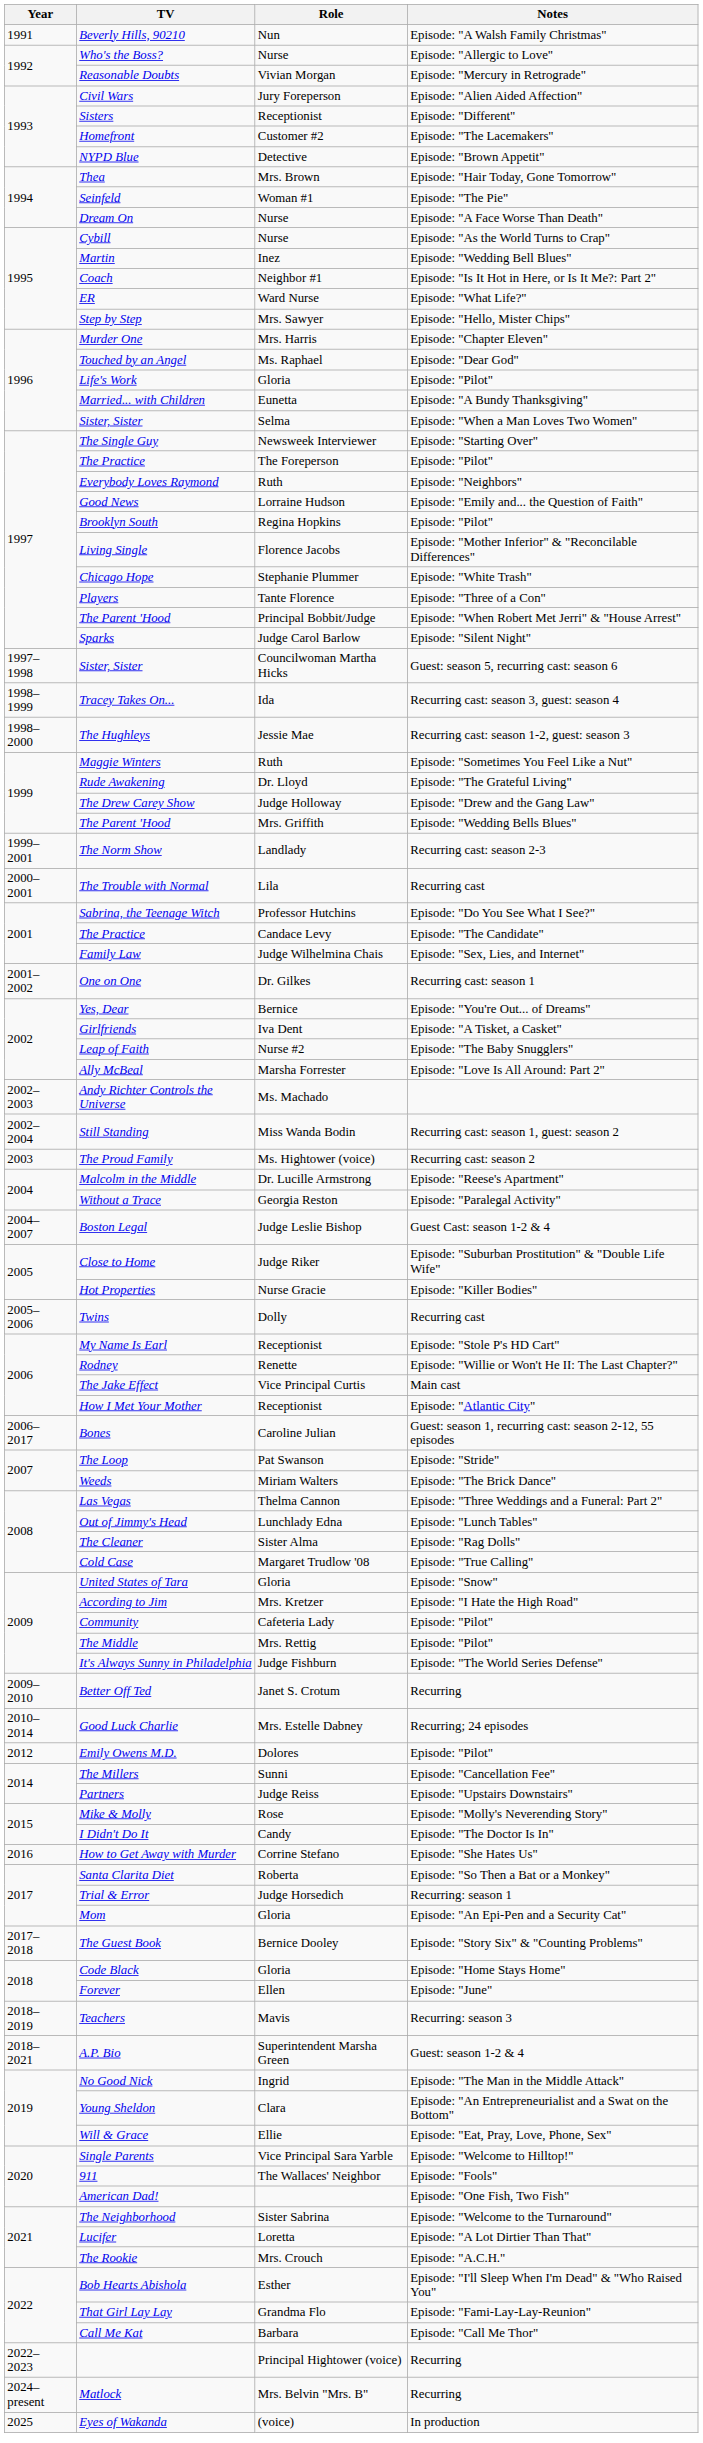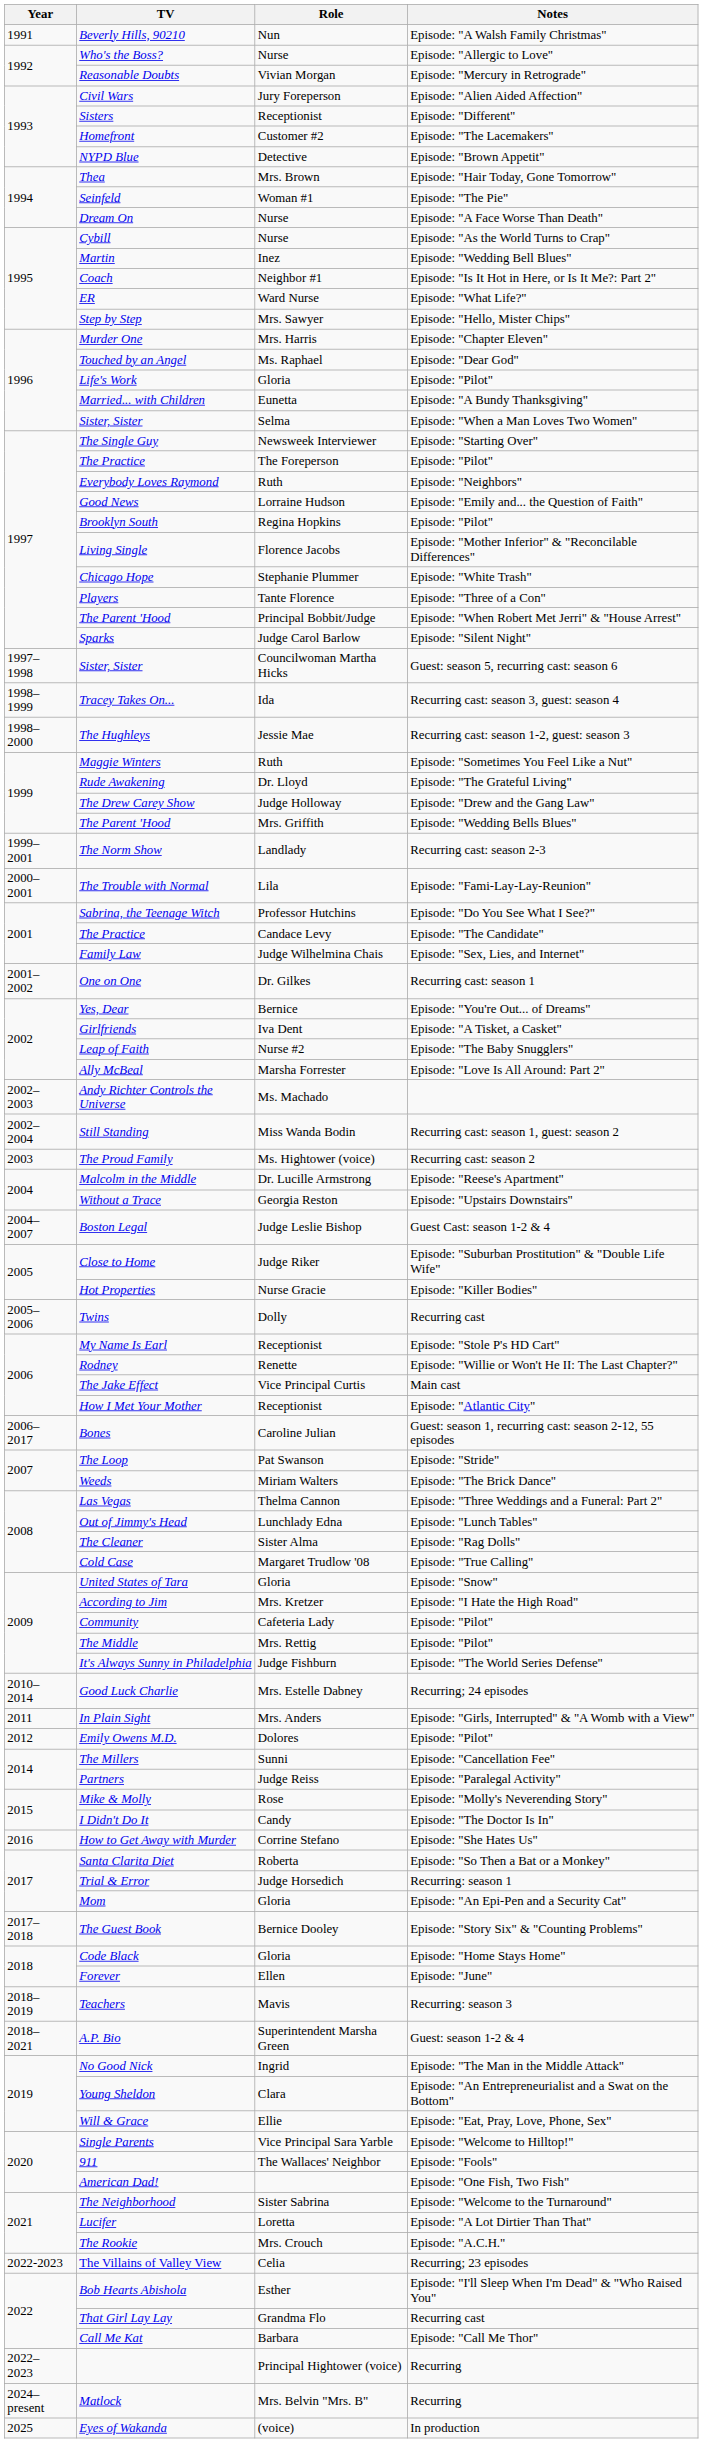(447, 885) Recurring cast -> (501, 885) Episode: "Fami-Lay-Lay-Reunion"
(485, 1199) Episode: "Paralegal Activity" -> (492, 1199) Episode: "Upstairs Downstairs"
- row: (115, 1690)
+ row: (115, 1718)
(492, 1793) Episode: "Upstairs Downstairs" -> (485, 1779) Episode: "Paralegal Activity"
+ row: (150, 2263)
(501, 2312) Episode: "Fami-Lay-Lay-Reunion" -> (447, 2318) Recurring cast
